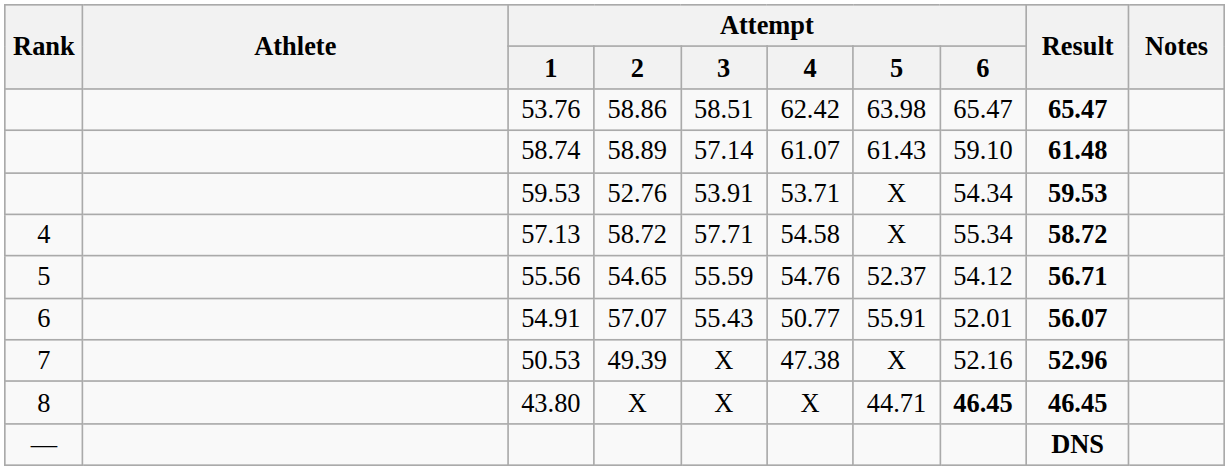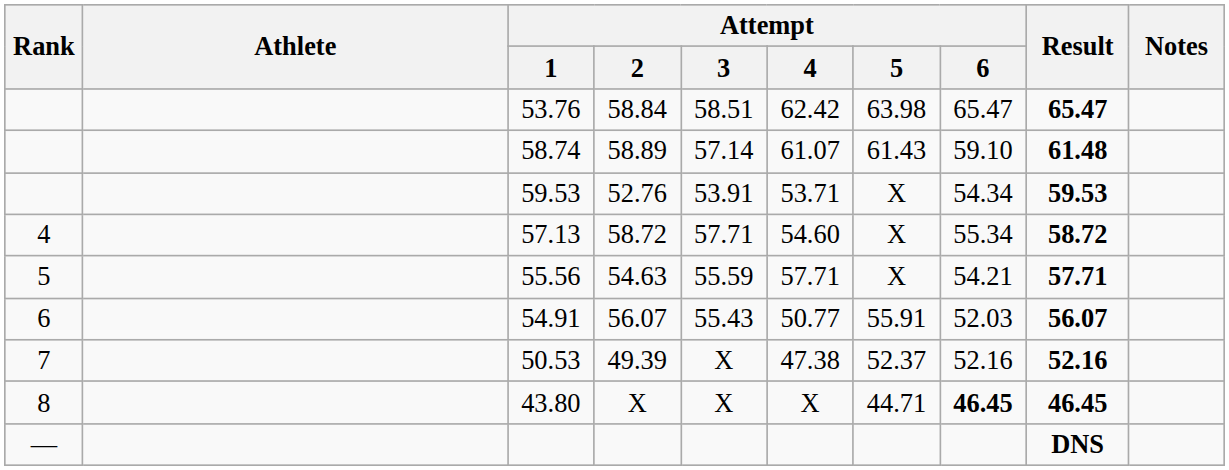(637, 109) 58.86 -> (637, 109) 58.84
(810, 234) 54.58 -> (810, 234) 54.60
(637, 276) 54.65 -> (637, 276) 54.63
(810, 276) 54.76 -> (810, 276) 57.71
(897, 276) 52.37 -> (897, 276) X
(983, 276) 54.12 -> (983, 276) 54.21
(1078, 276) 56.71 -> (1078, 276) 57.71
(637, 318) 57.07 -> (637, 318) 56.07
(983, 318) 52.01 -> (983, 318) 52.03
(897, 360) X -> (897, 360) 52.37
(1078, 360) 52.96 -> (1078, 360) 52.16
